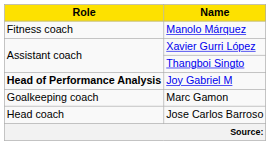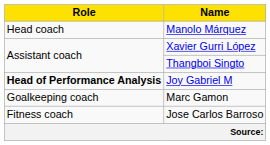(40, 30) Fitness coach -> (35, 30) Head coach
(35, 115) Head coach -> (40, 115) Fitness coach
